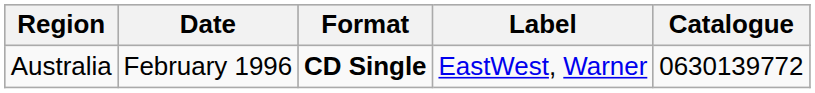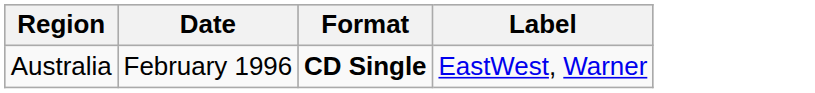- column: (731, 25)
